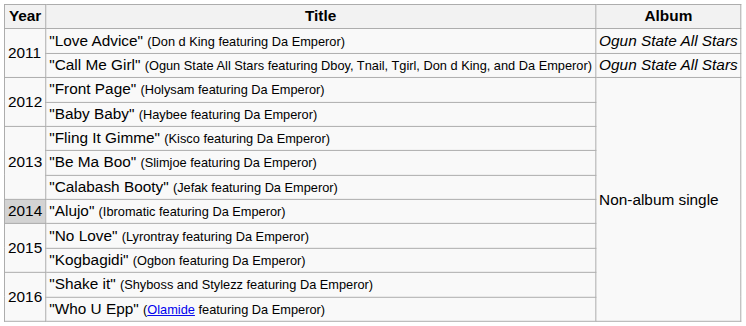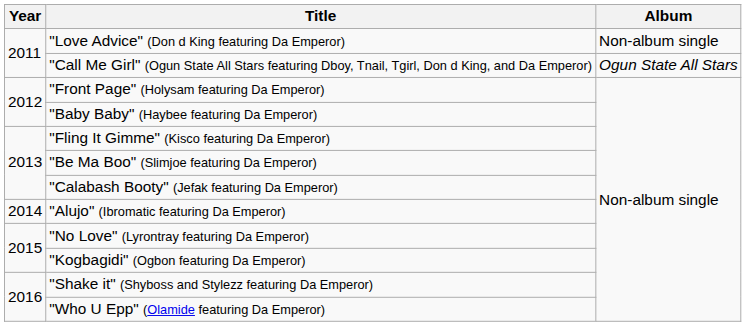(668, 41) Ogun State All Stars -> (659, 41) Non-album single
(25, 211) lightgrey background -> (25, 211) no background
